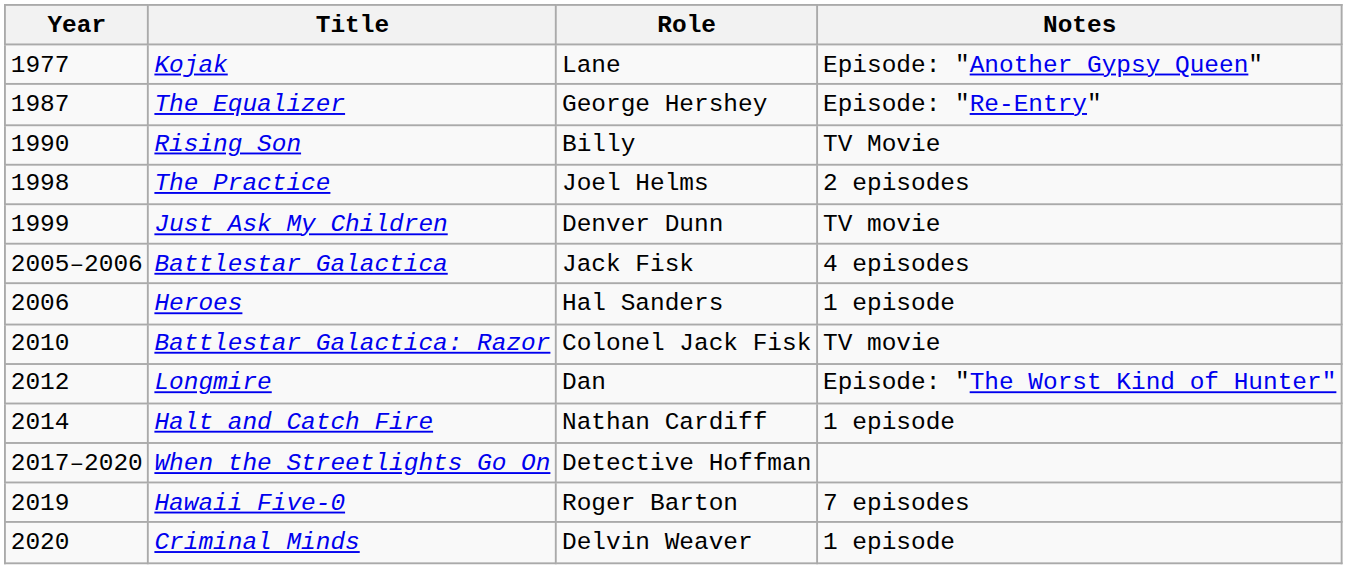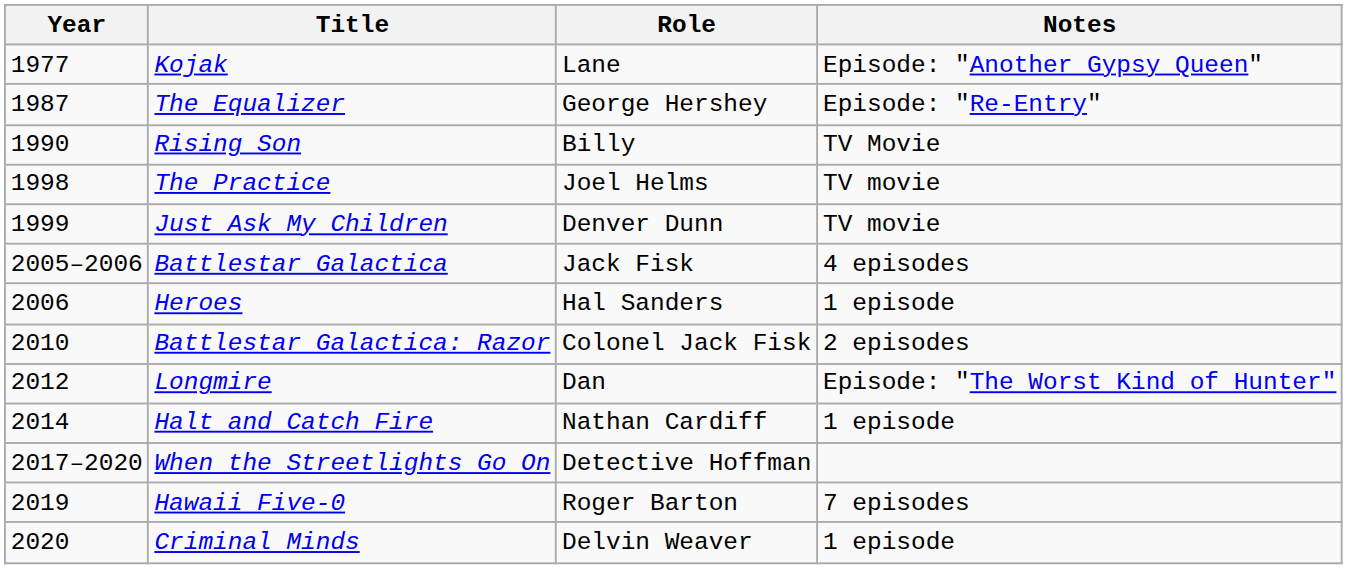(896, 184) 2 episodes -> (882, 184) TV movie
(882, 344) TV movie -> (896, 344) 2 episodes
